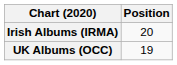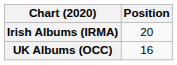(147, 50) 19 -> (147, 50) 16
